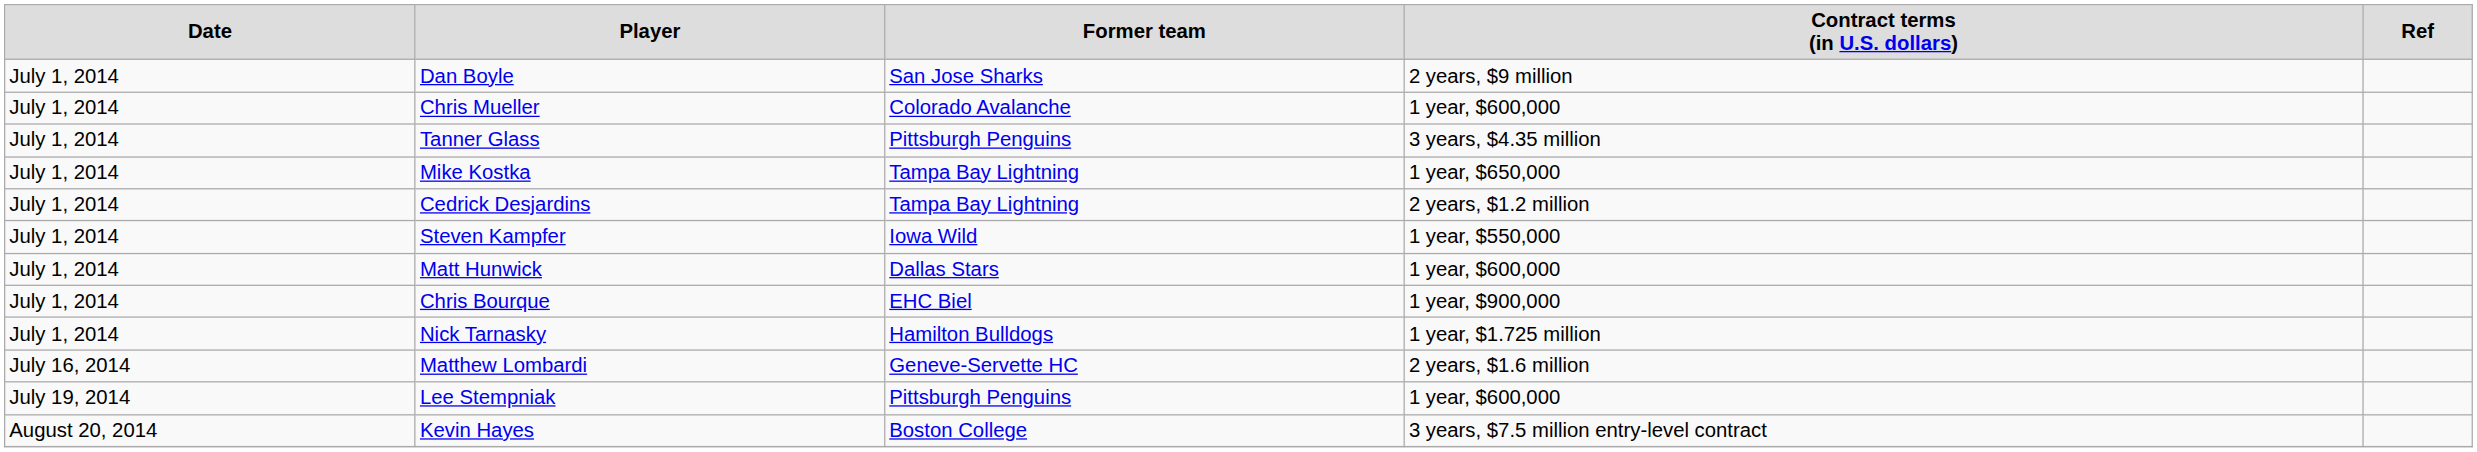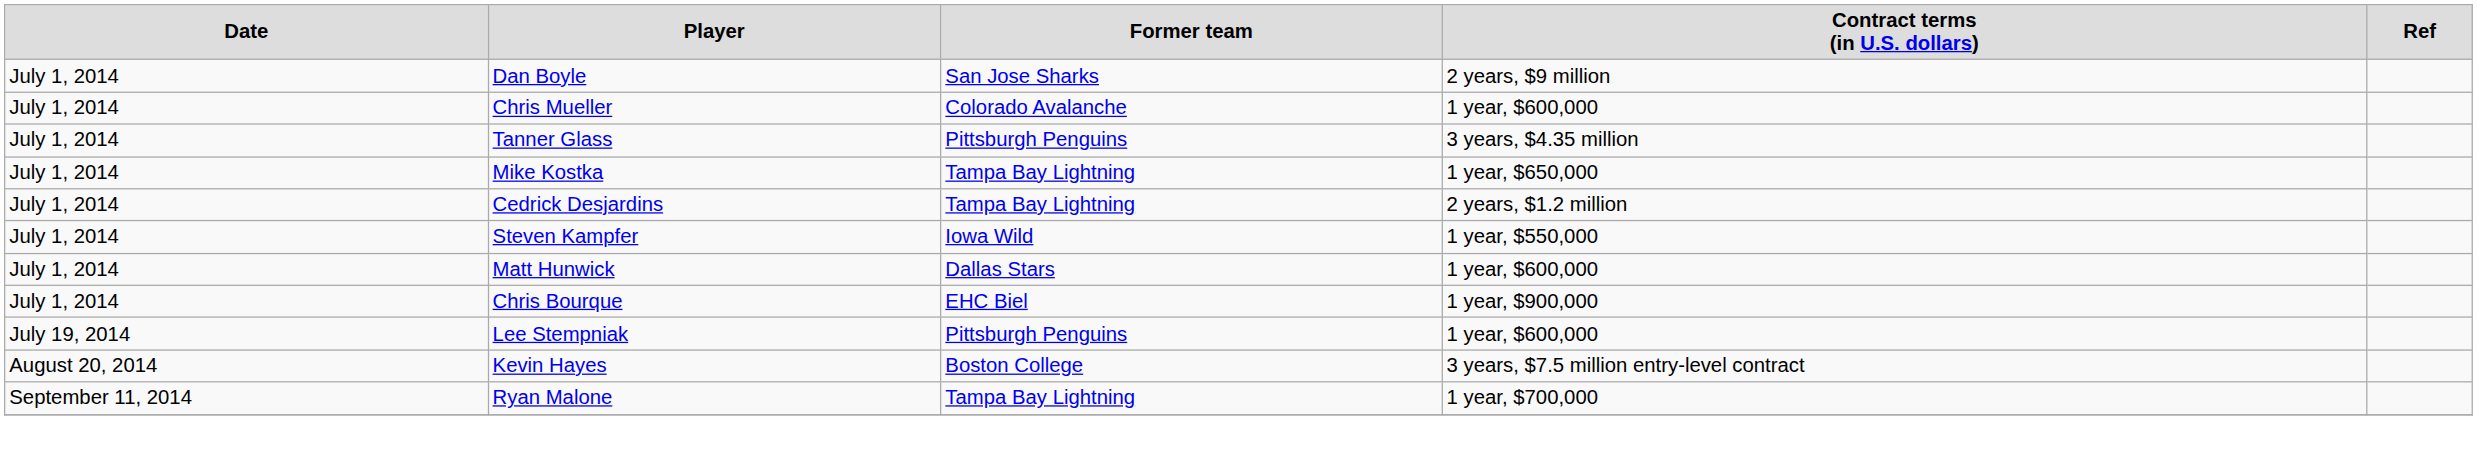- row: (483, 333)
- row: (504, 365)
+ row: (552, 397)
